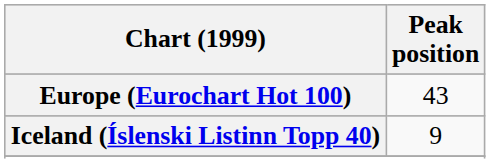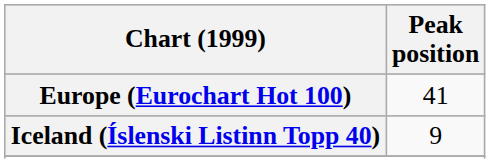(436, 94) 43 -> (436, 94) 41
